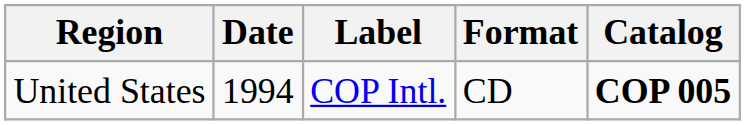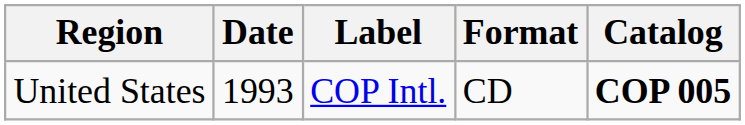(258, 89) 1994 -> (258, 89) 1993
